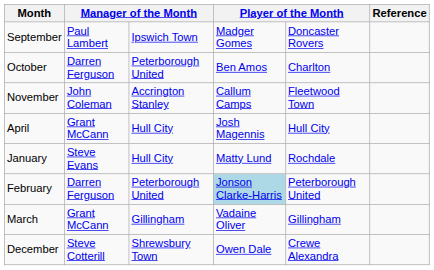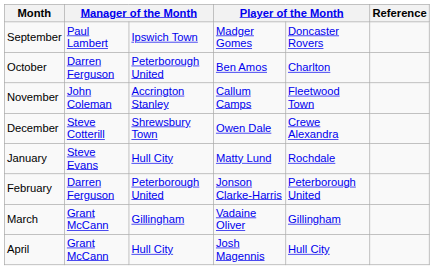rows swapped: (33, 249) <-> (18, 128)
(249, 189) lightblue background -> (249, 189) no background
